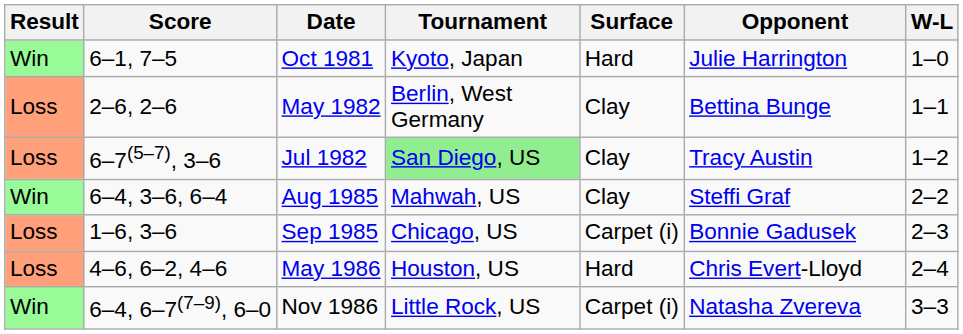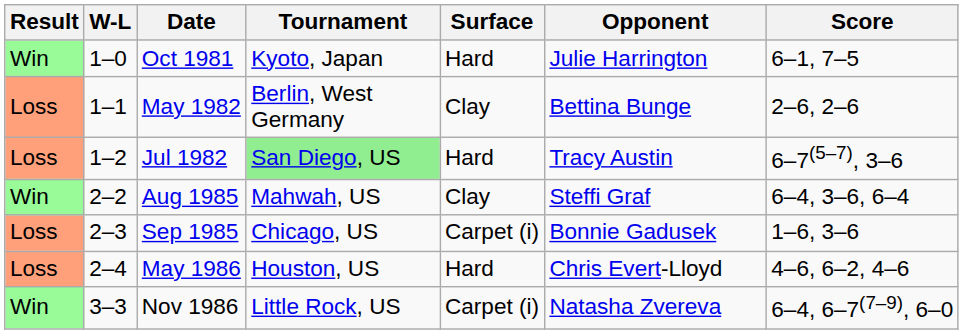columns swapped: (932, 22) <-> (180, 22)
(607, 158) Clay -> (469, 158) Hard
